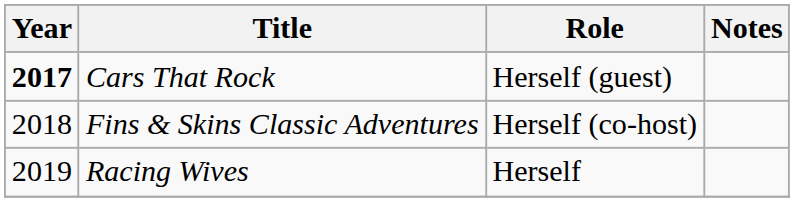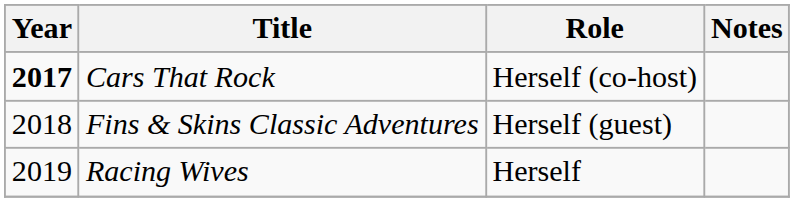(582, 76) Herself (guest) -> (595, 76) Herself (co-host)
(595, 123) Herself (co-host) -> (582, 123) Herself (guest)
